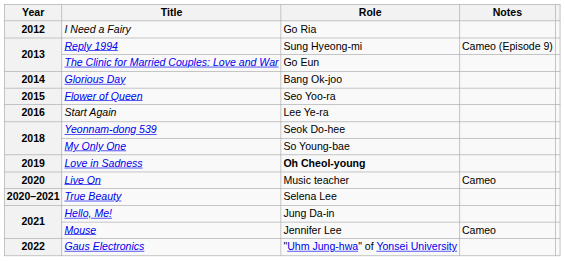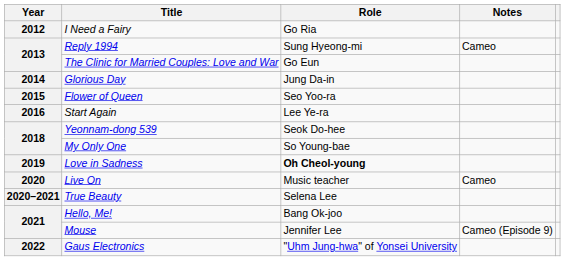(507, 46) Cameo (Episode 9) -> (479, 46) Cameo
(313, 79) Bang Ok-joo -> (309, 79) Jung Da-in
(309, 213) Jung Da-in -> (313, 213) Bang Ok-joo
(479, 230) Cameo -> (507, 230) Cameo (Episode 9)
